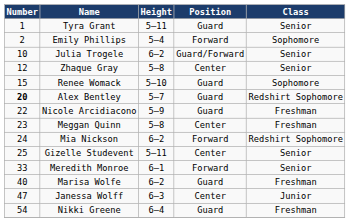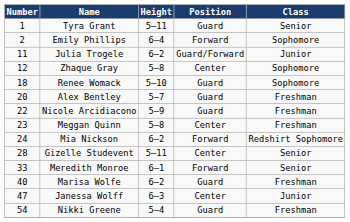(156, 40) 5–4 -> (156, 40) 6–4
(22, 54) 10 -> (22, 54) 11
(296, 54) Senior -> (296, 54) Junior
(296, 68) Senior -> (296, 68) Sophomore
(22, 82) 15 -> (22, 82) 18
(22, 97) bold -> (22, 97) normal
(296, 97) Redshirt Sophomore -> (296, 97) Freshman
(22, 153) 25 -> (22, 153) 28
(156, 210) 6–4 -> (156, 210) 5–4
